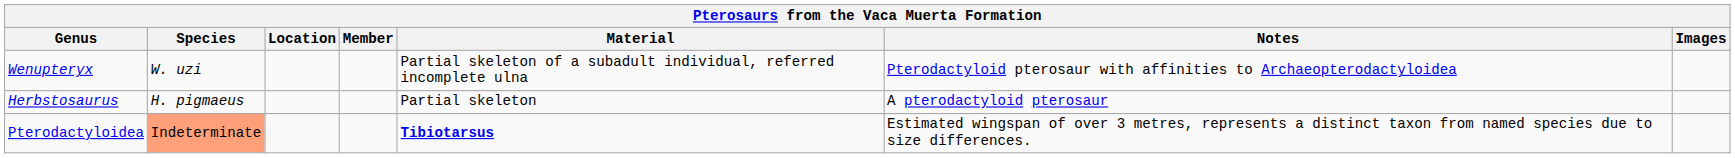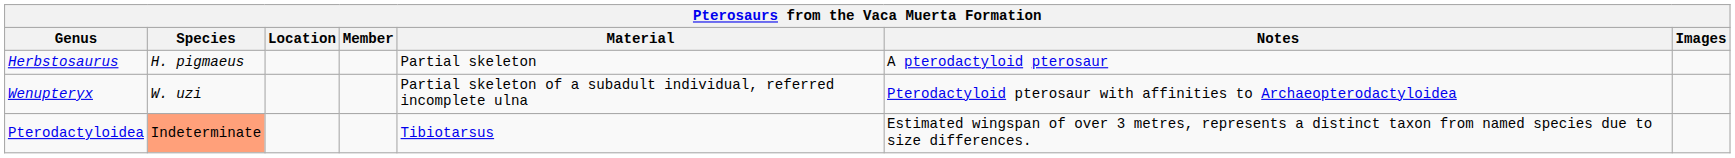rows swapped: (63, 102) <-> (50, 70)
(447, 133) bold -> (447, 133) normal
